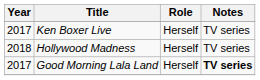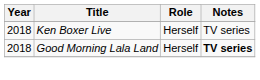(19, 30) 2017 -> (19, 30) 2018
- row: (86, 48)
(19, 65) 2017 -> (19, 48) 2018
